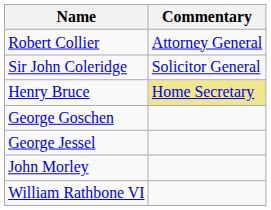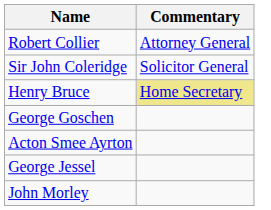+ row: (70, 142)
- row: (76, 192)
